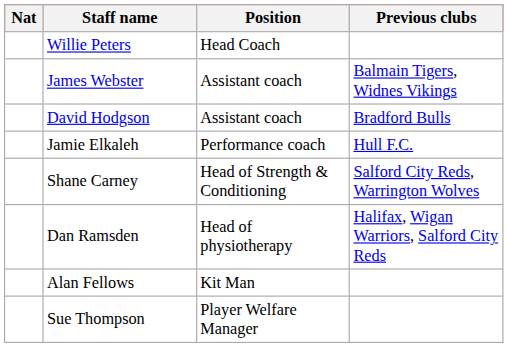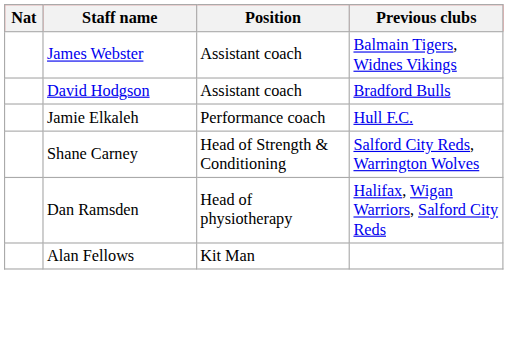- row: (89, 45)
- row: (96, 319)
